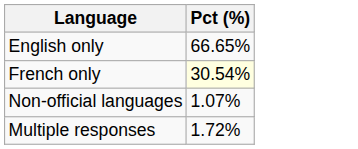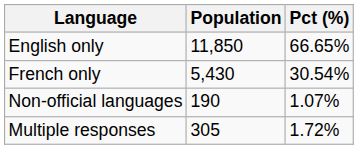+ column: (236, 18)
(220, 74) lightyellow background -> (319, 74) no background
